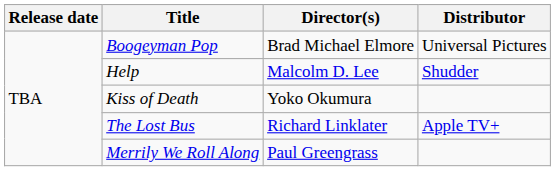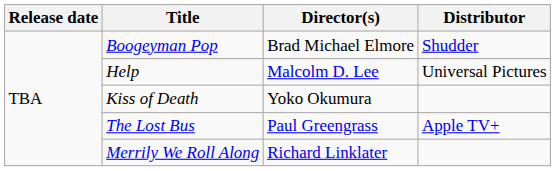(484, 44) Universal Pictures -> (450, 44) Shudder
(450, 71) Shudder -> (484, 71) Universal Pictures
(327, 125) Richard Linklater -> (322, 125) Paul Greengrass
(322, 152) Paul Greengrass -> (327, 152) Richard Linklater
